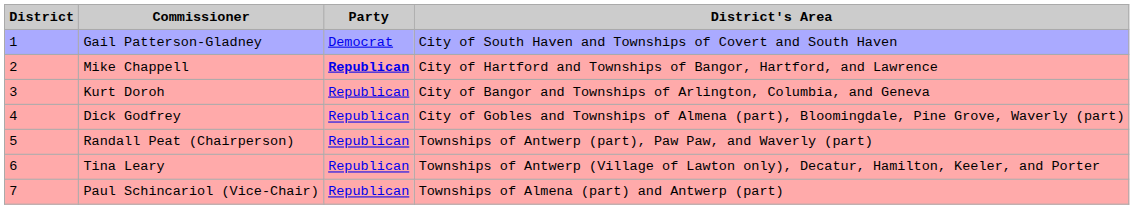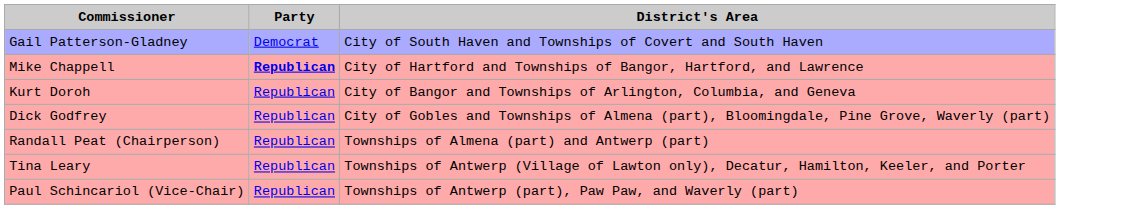- column: (42, 17)
(646, 142) Townships of Antwerp (part), Paw Paw, and Waverly (part) -> (527, 142) Townships of Almena (part) and Antwerp (part)
(601, 192) Townships of Almena (part) and Antwerp (part) -> (572, 192) Townships of Antwerp (part), Paw Paw, and Waverly (part)
